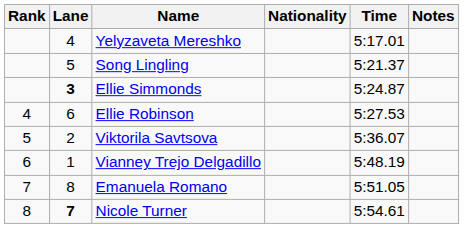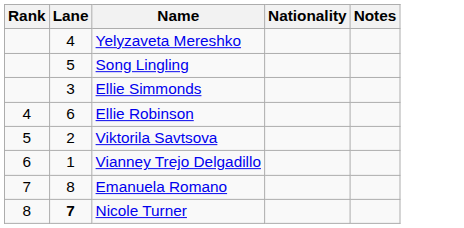- column: (379, 16)
(71, 89) bold -> (71, 89) normal
